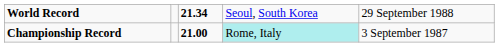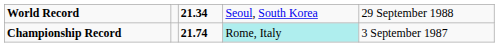(194, 32) 21.00 -> (194, 32) 21.74
